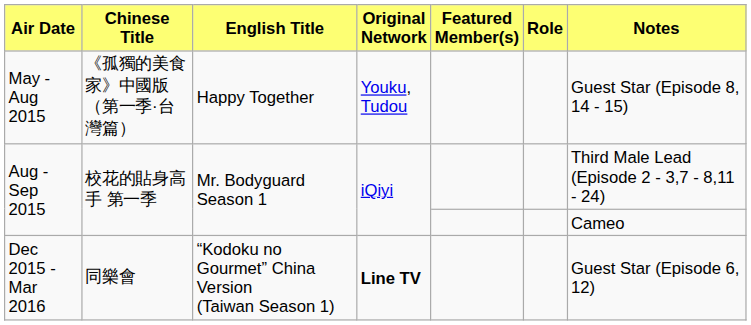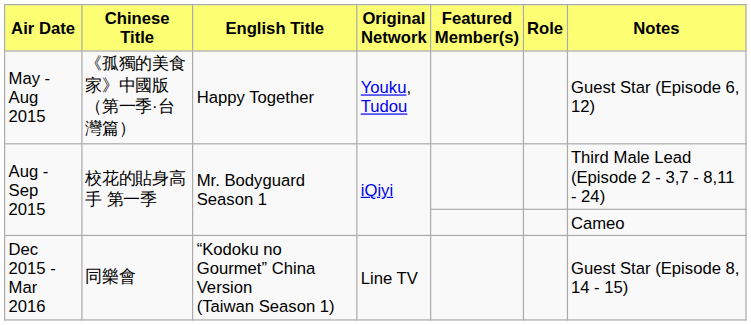(655, 97) Guest Star (Episode 8, 14 - 15) -> (655, 97) Guest Star (Episode 6, 12)
(391, 278) bold -> (389, 278) normal
(655, 278) Guest Star (Episode 6, 12) -> (655, 278) Guest Star (Episode 8, 14 - 15)
